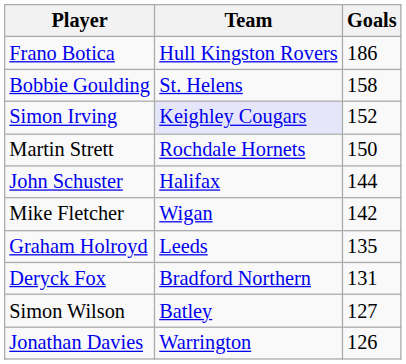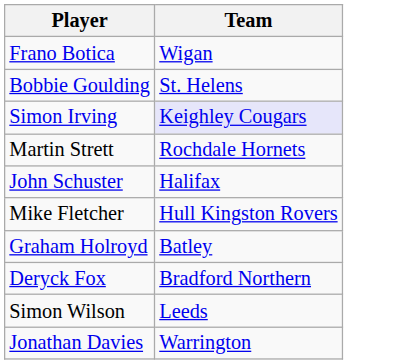- column: (372, 20)
(248, 52) Hull Kingston Rovers -> (186, 52) Wigan
(186, 213) Wigan -> (248, 213) Hull Kingston Rovers
(183, 246) Leeds -> (186, 246) Batley
(186, 310) Batley -> (183, 310) Leeds
